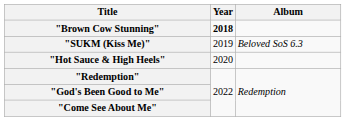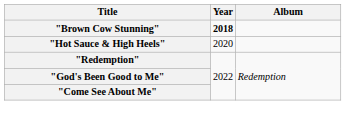- row: (107, 44)
